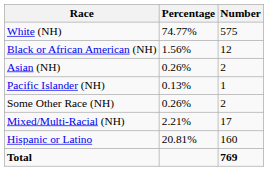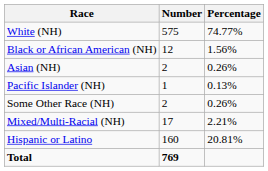columns swapped: (241, 13) <-> (188, 13)
